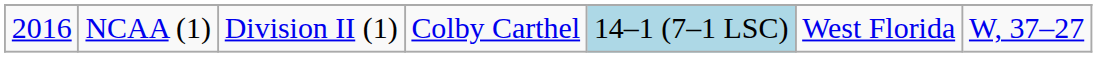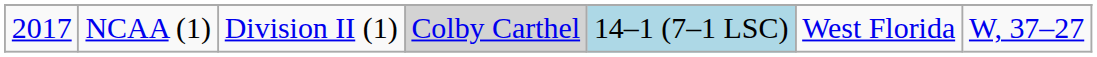(42, 28) 2016 -> (42, 28) 2017
(496, 28) no background -> (496, 28) lightgrey background
